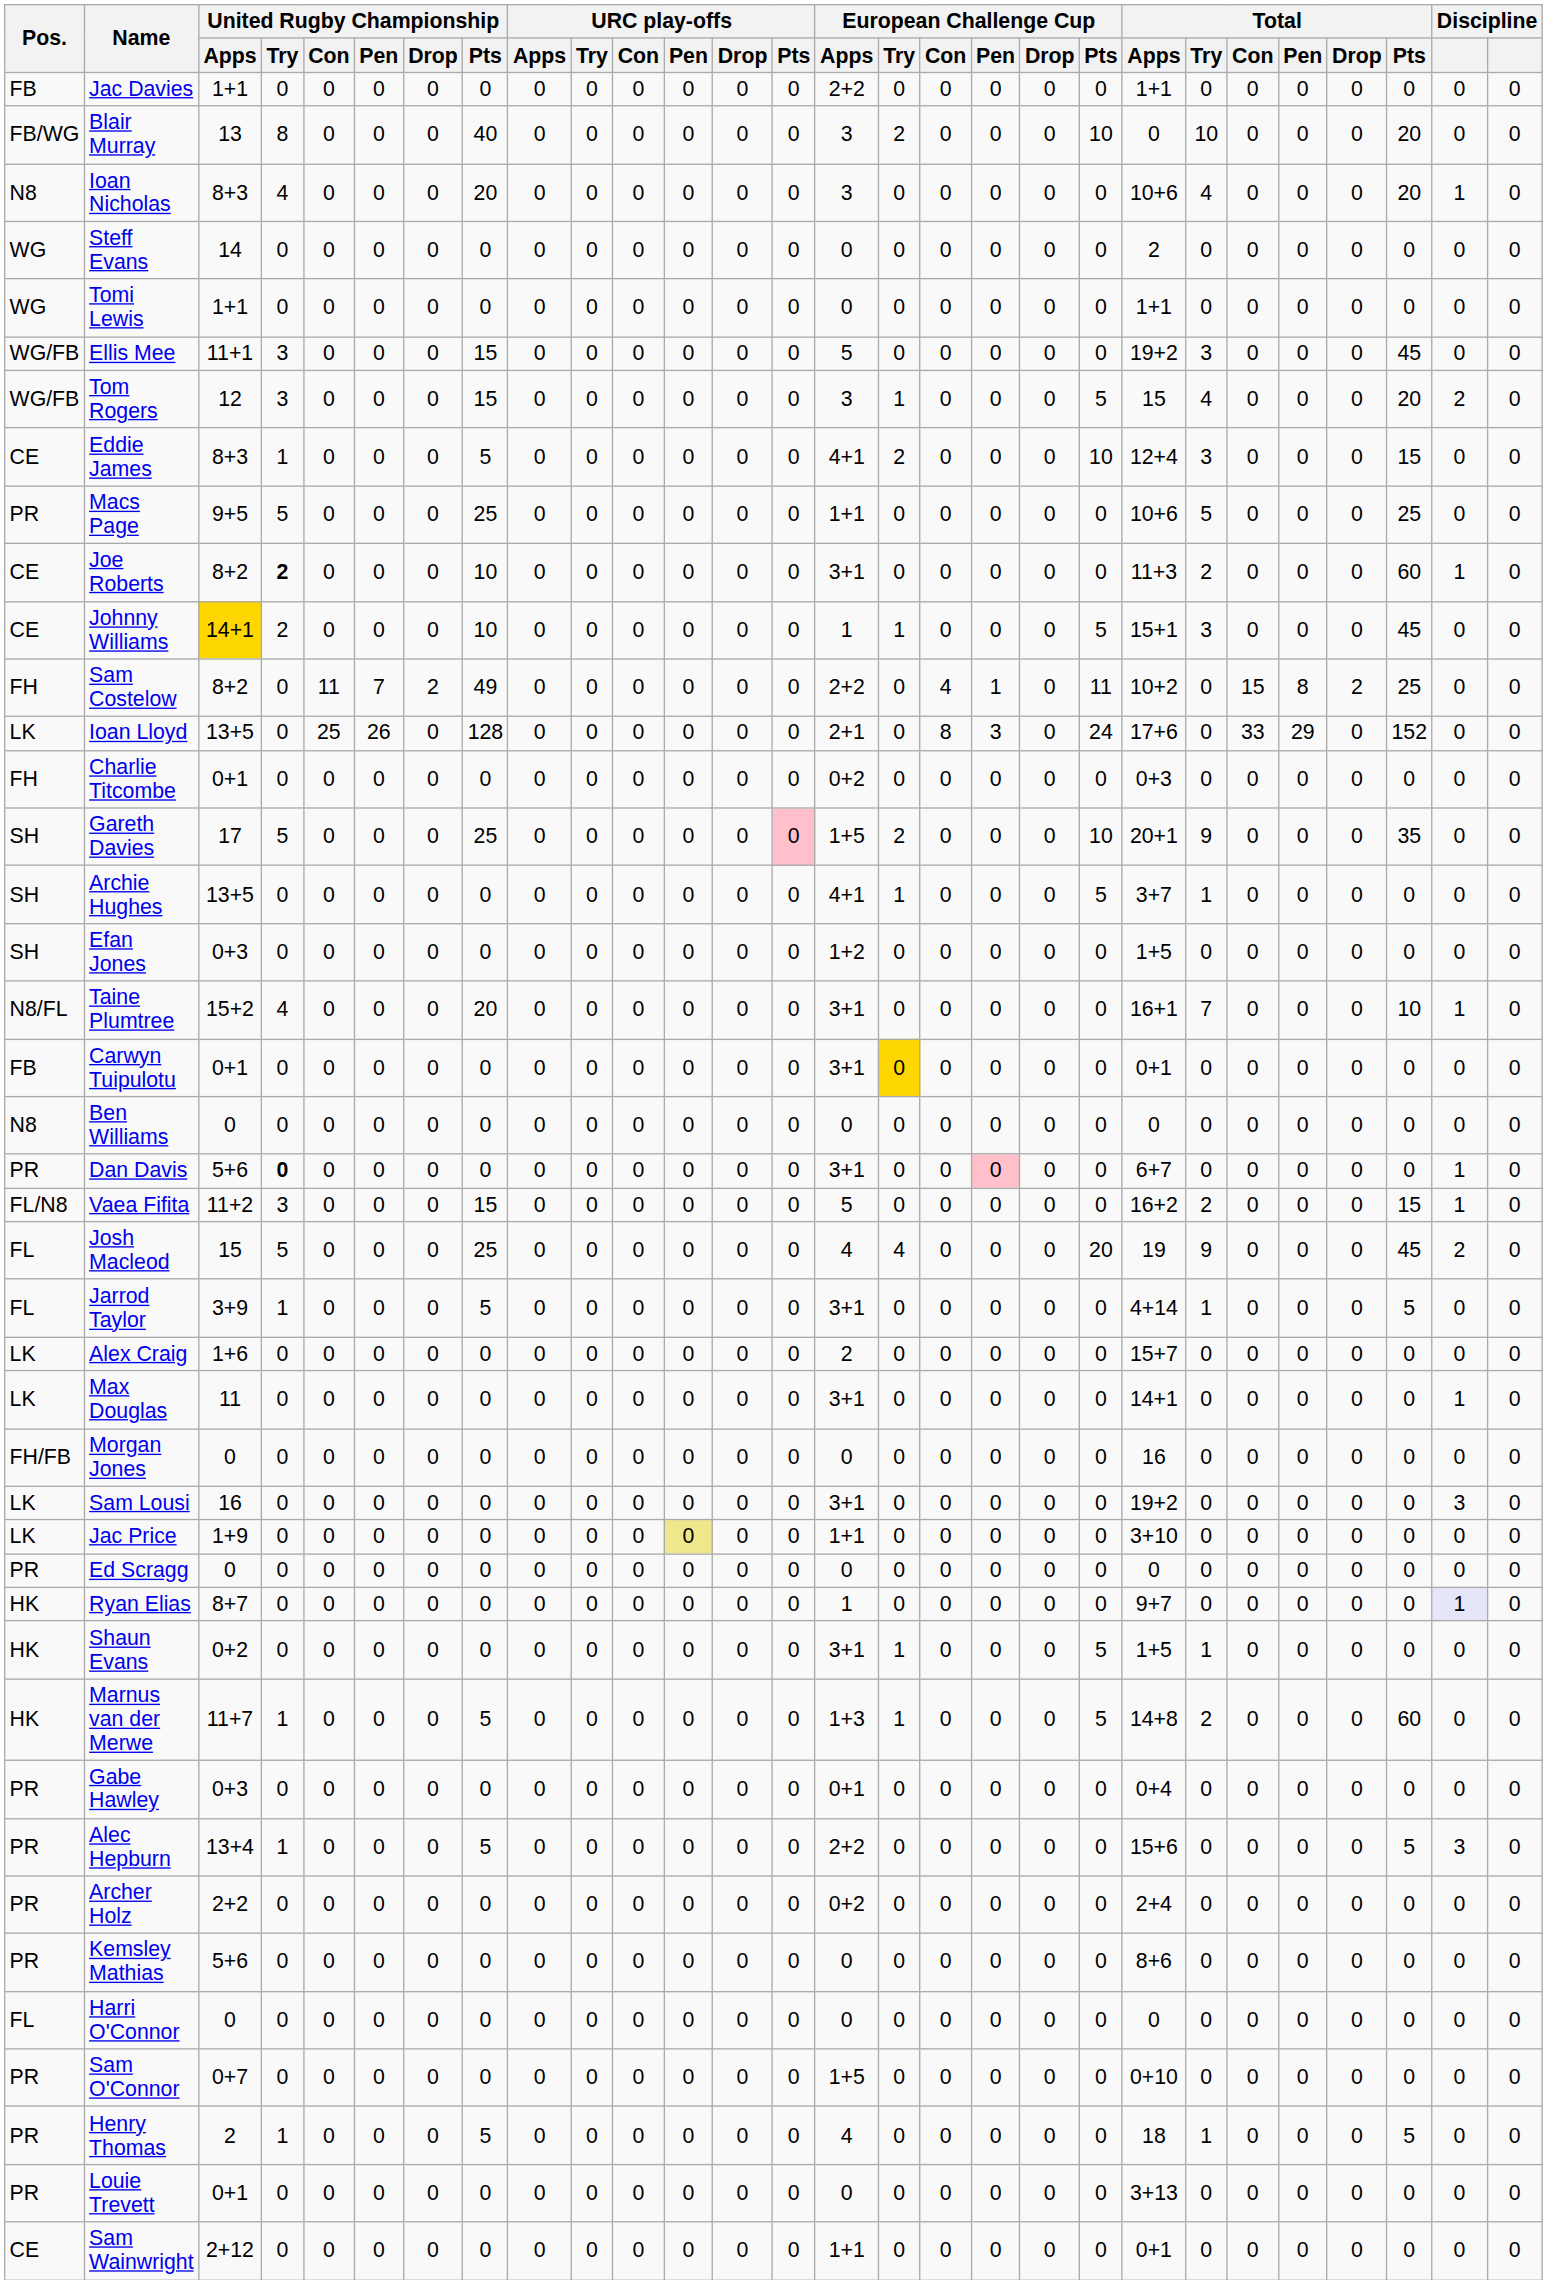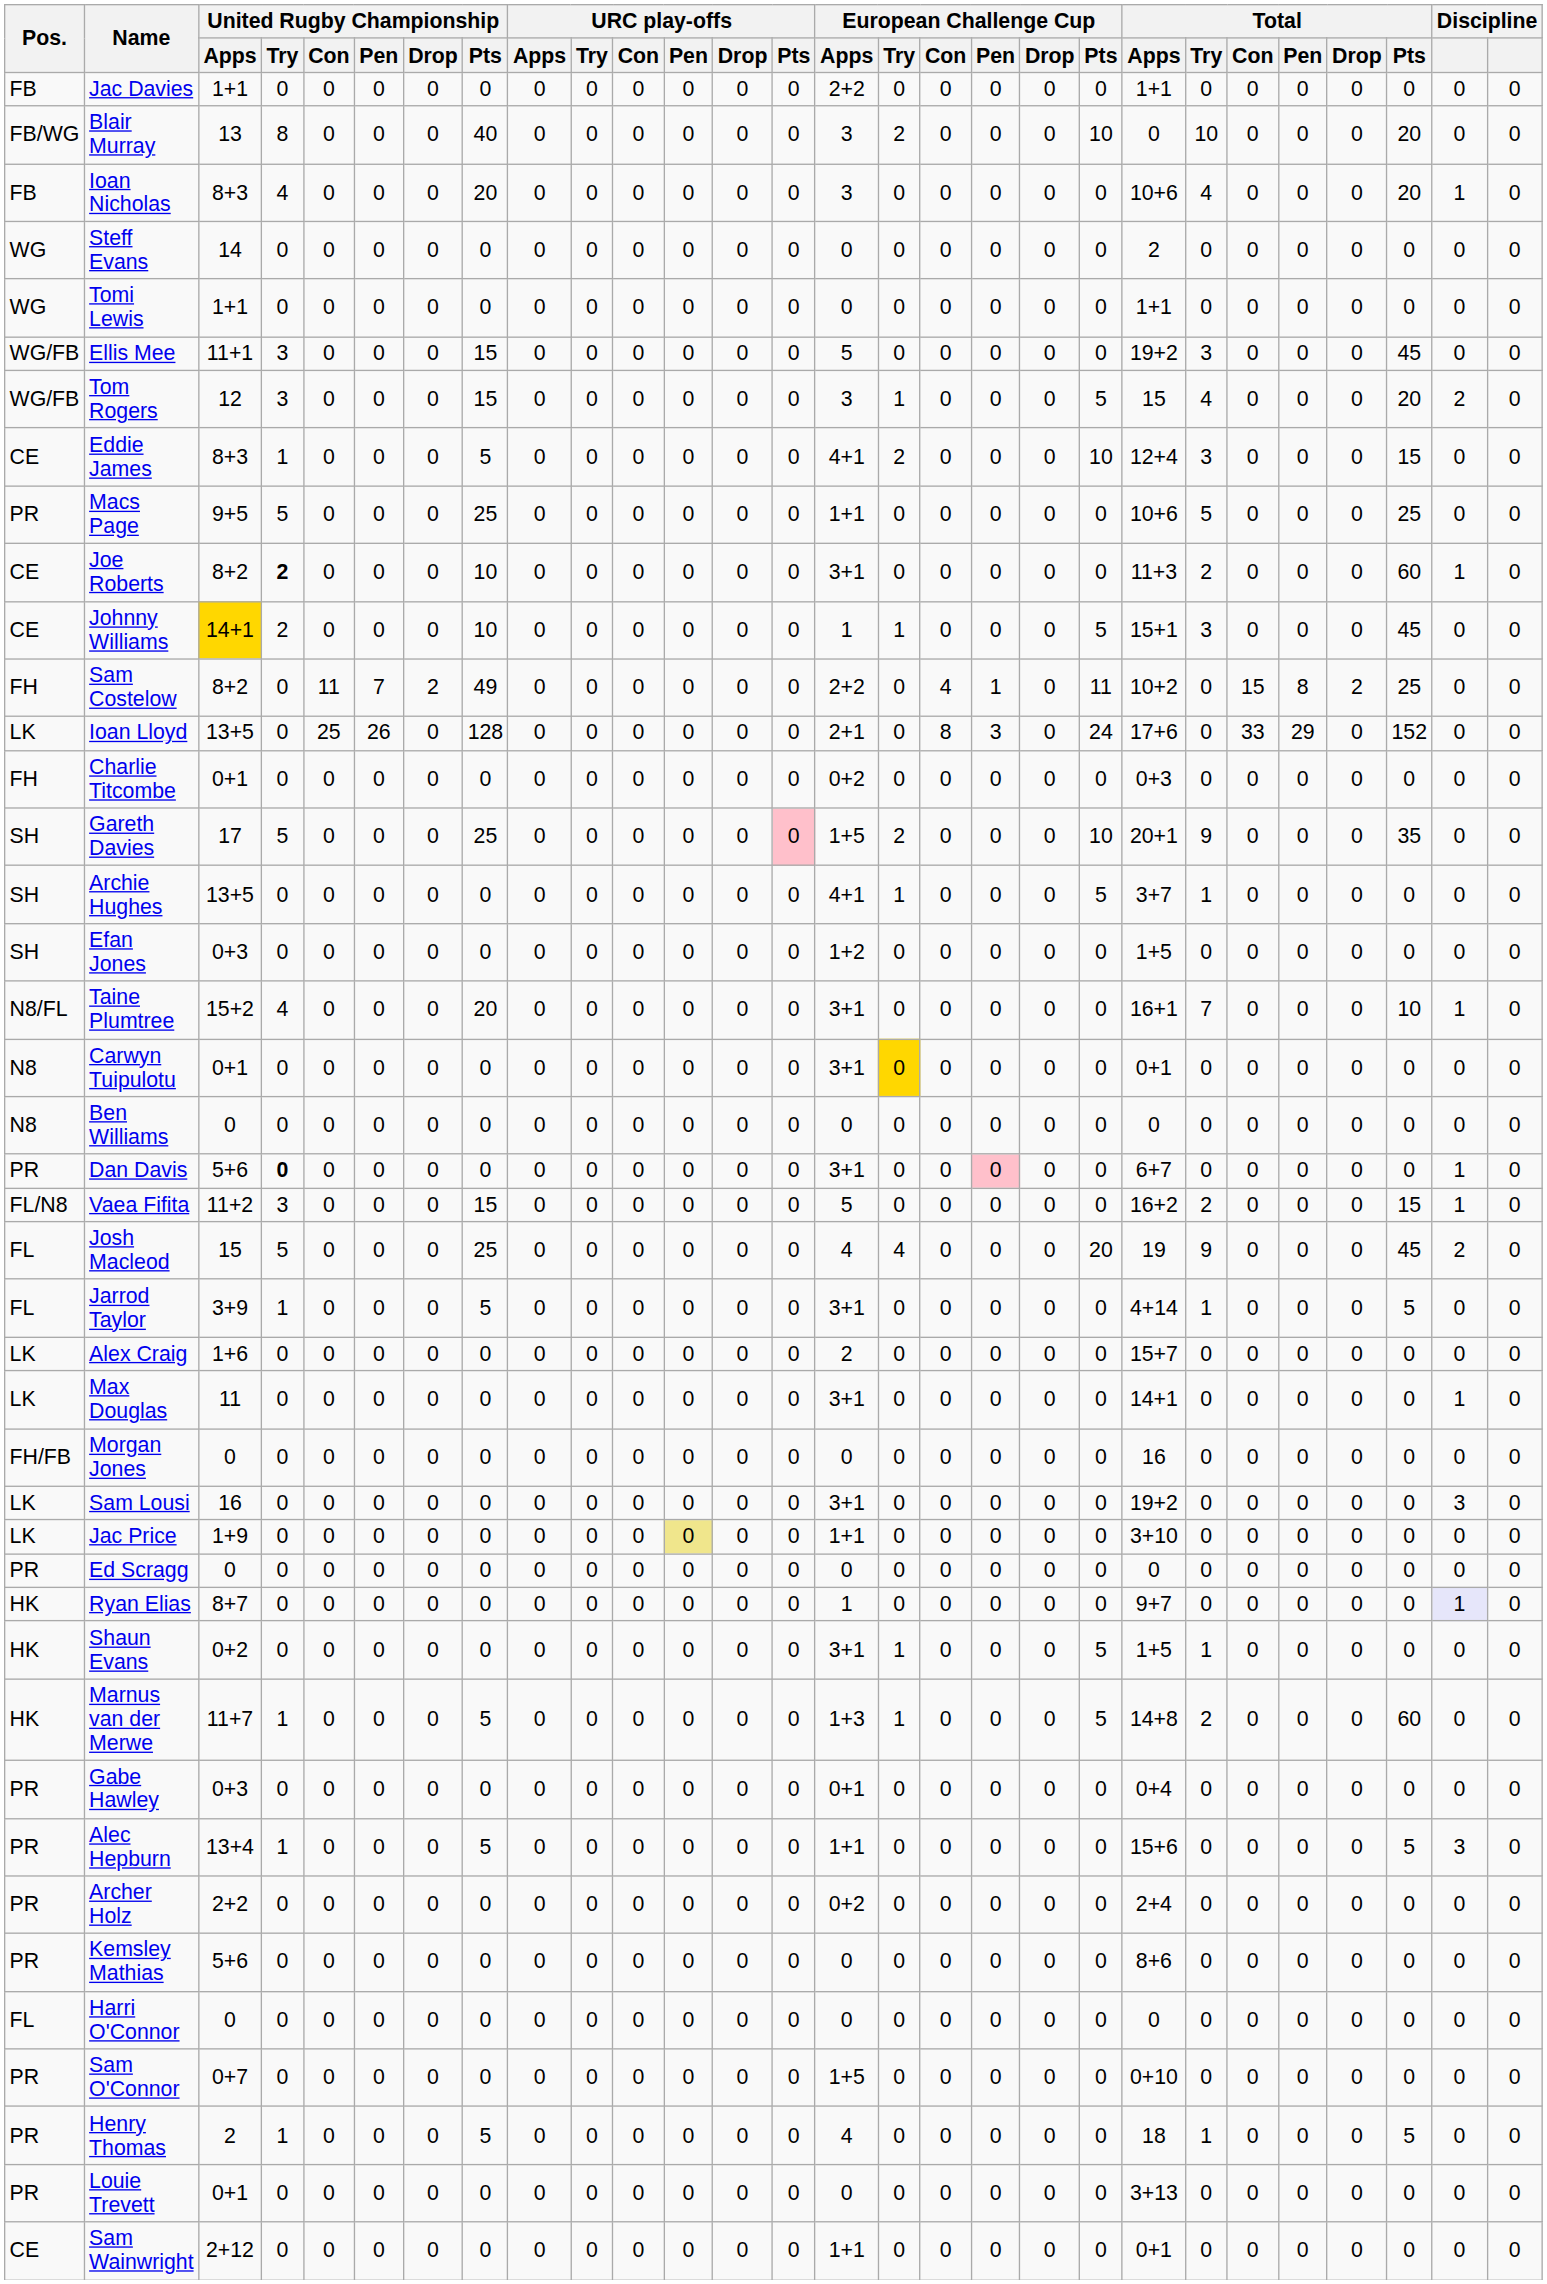(23, 192) N8 -> (23, 192) FB
(23, 1067) FB -> (23, 1067) N8
(847, 1846) 2+2 -> (847, 1846) 1+1
